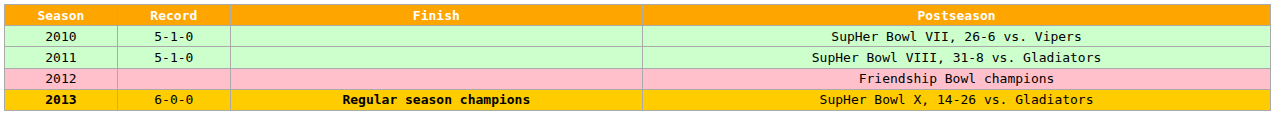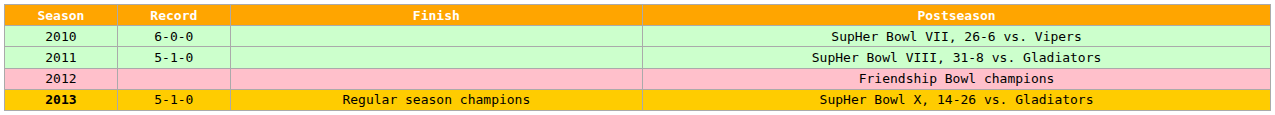(174, 36) 5-1-0 -> (174, 36) 6-0-0
(174, 100) 6-0-0 -> (174, 100) 5-1-0
(436, 100) bold -> (436, 100) normal
